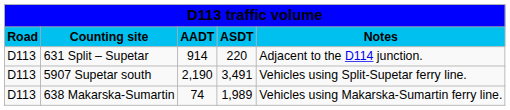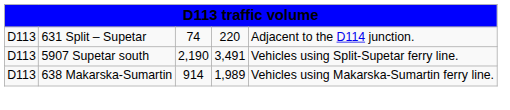- row: (109, 36)
(197, 56) 914 -> (193, 36) 74
(197, 95) 74 -> (193, 75) 914
